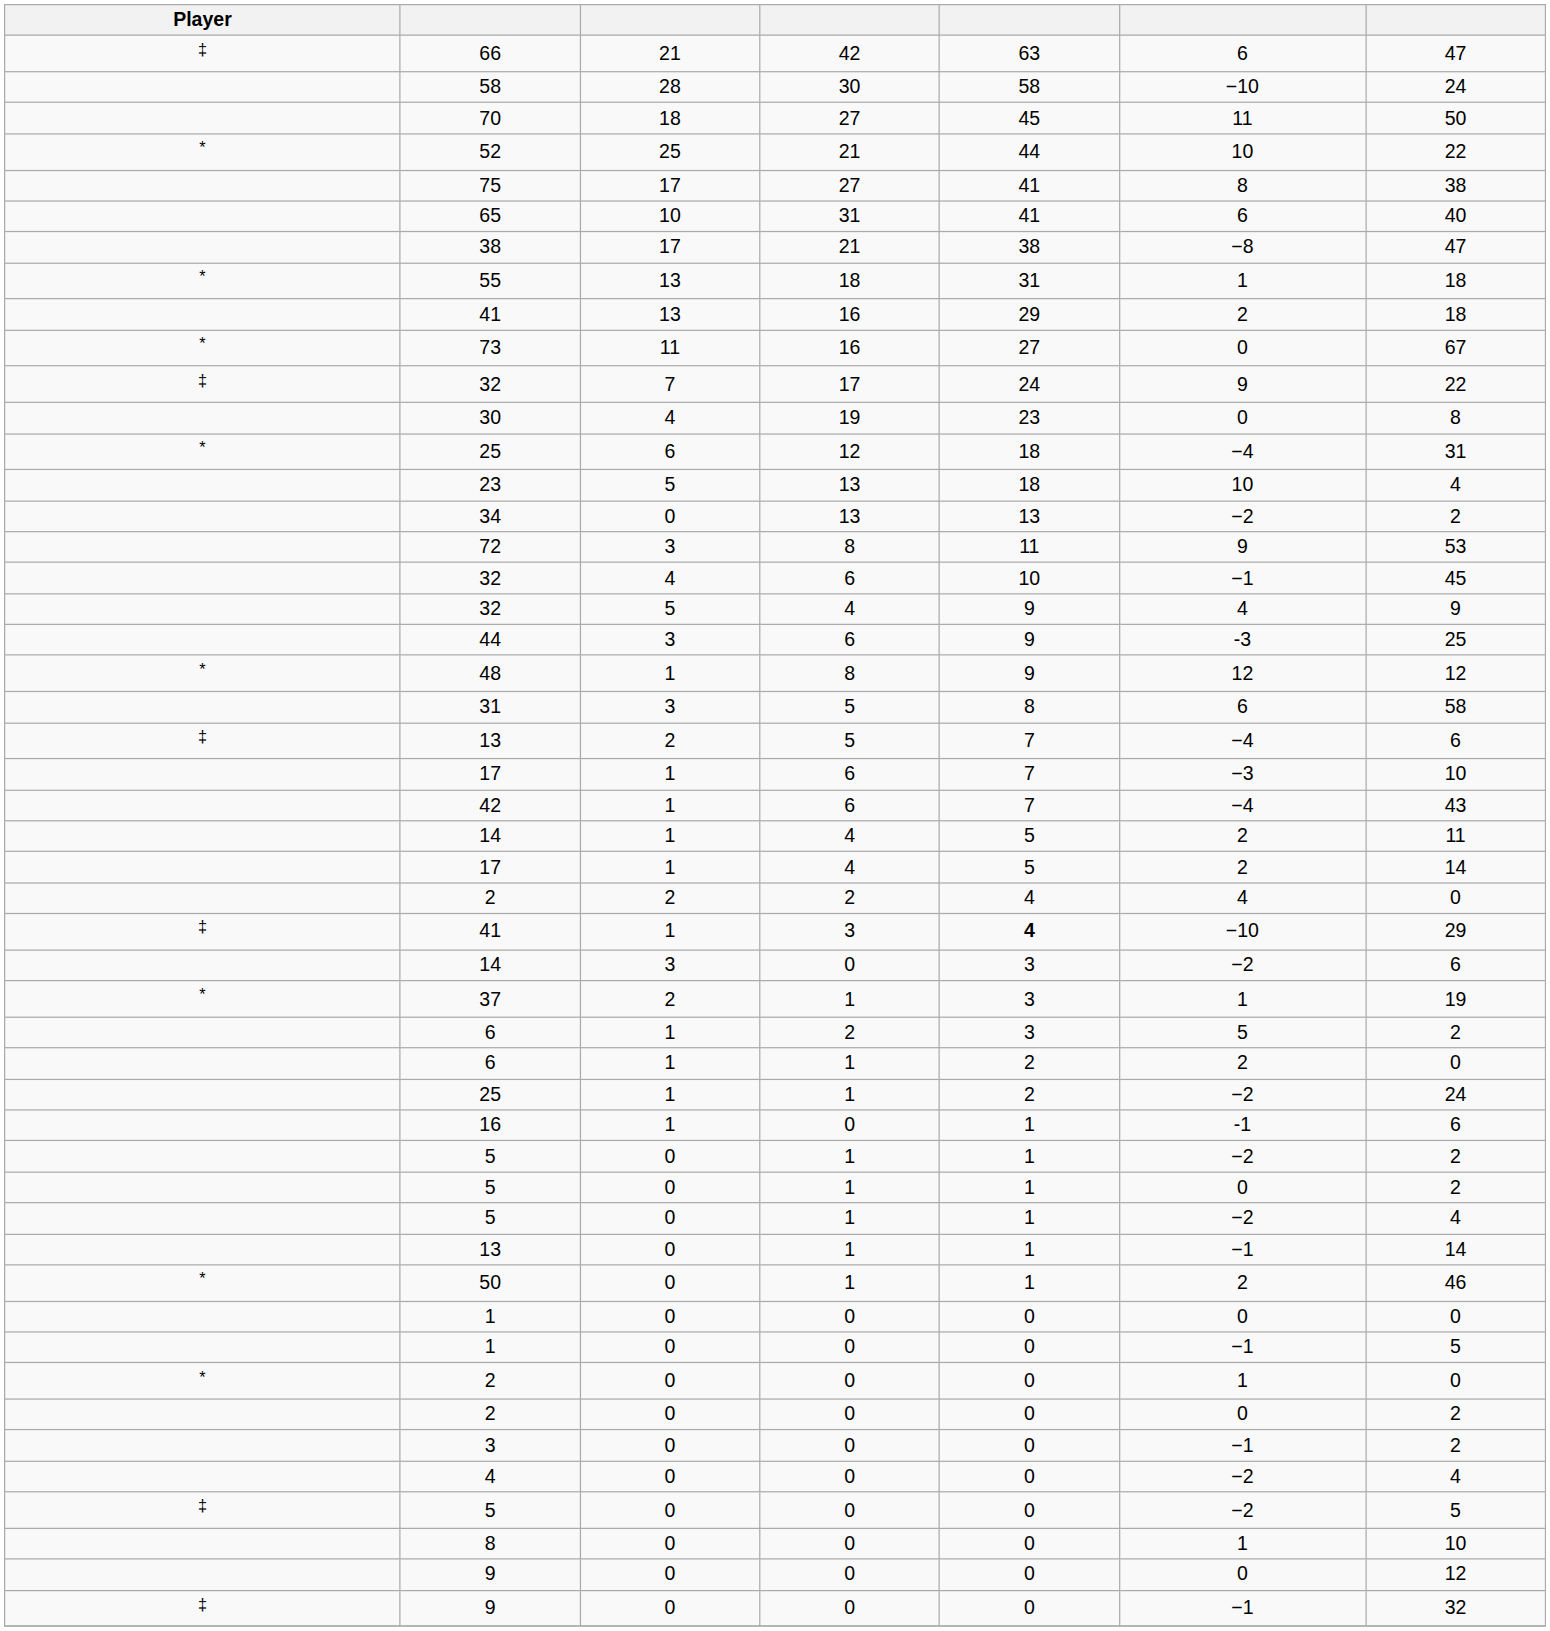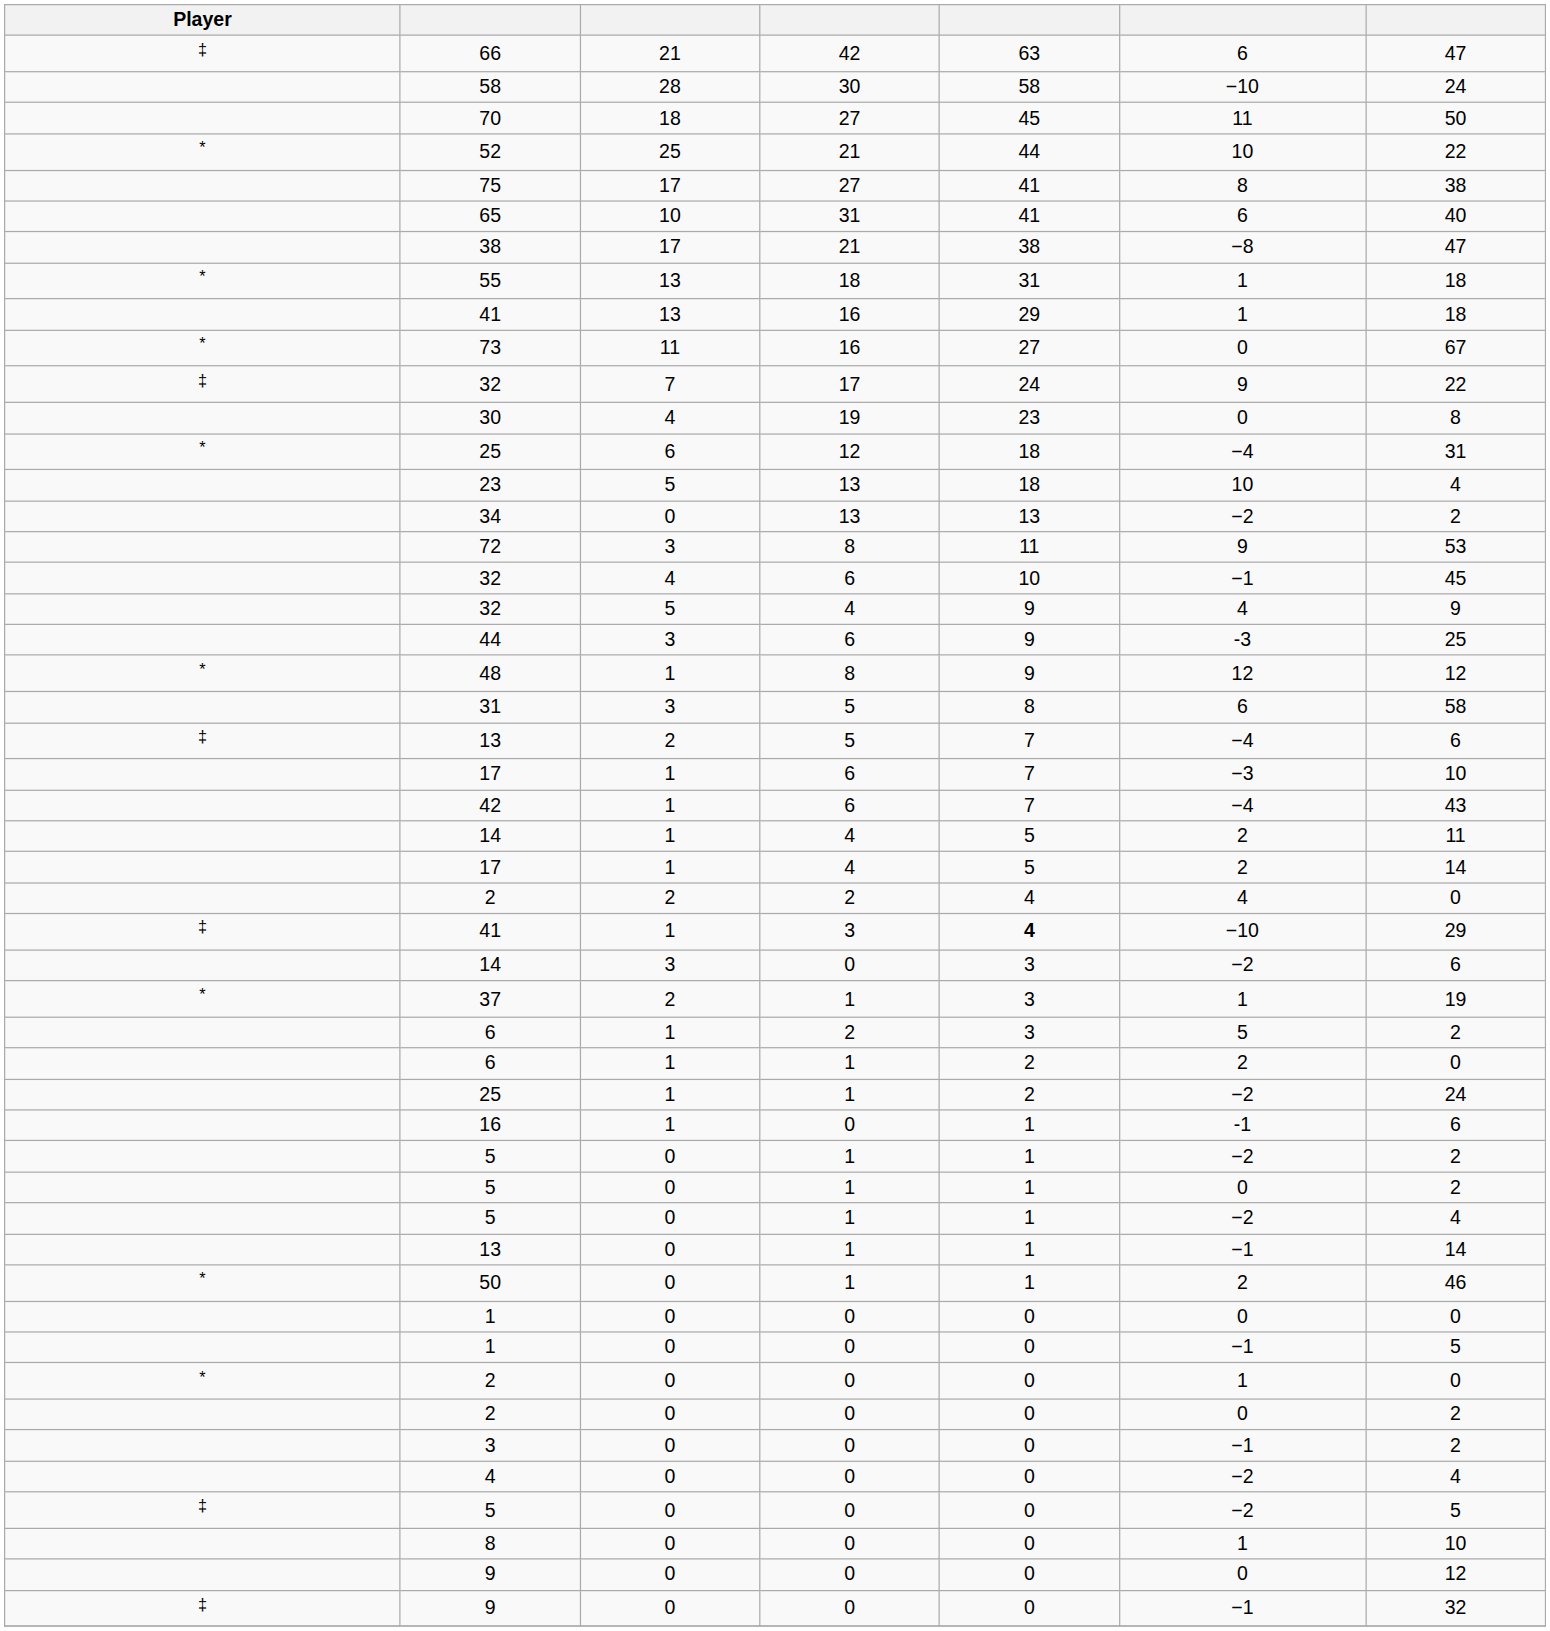(1242, 314) 2 -> (1242, 314) 1
